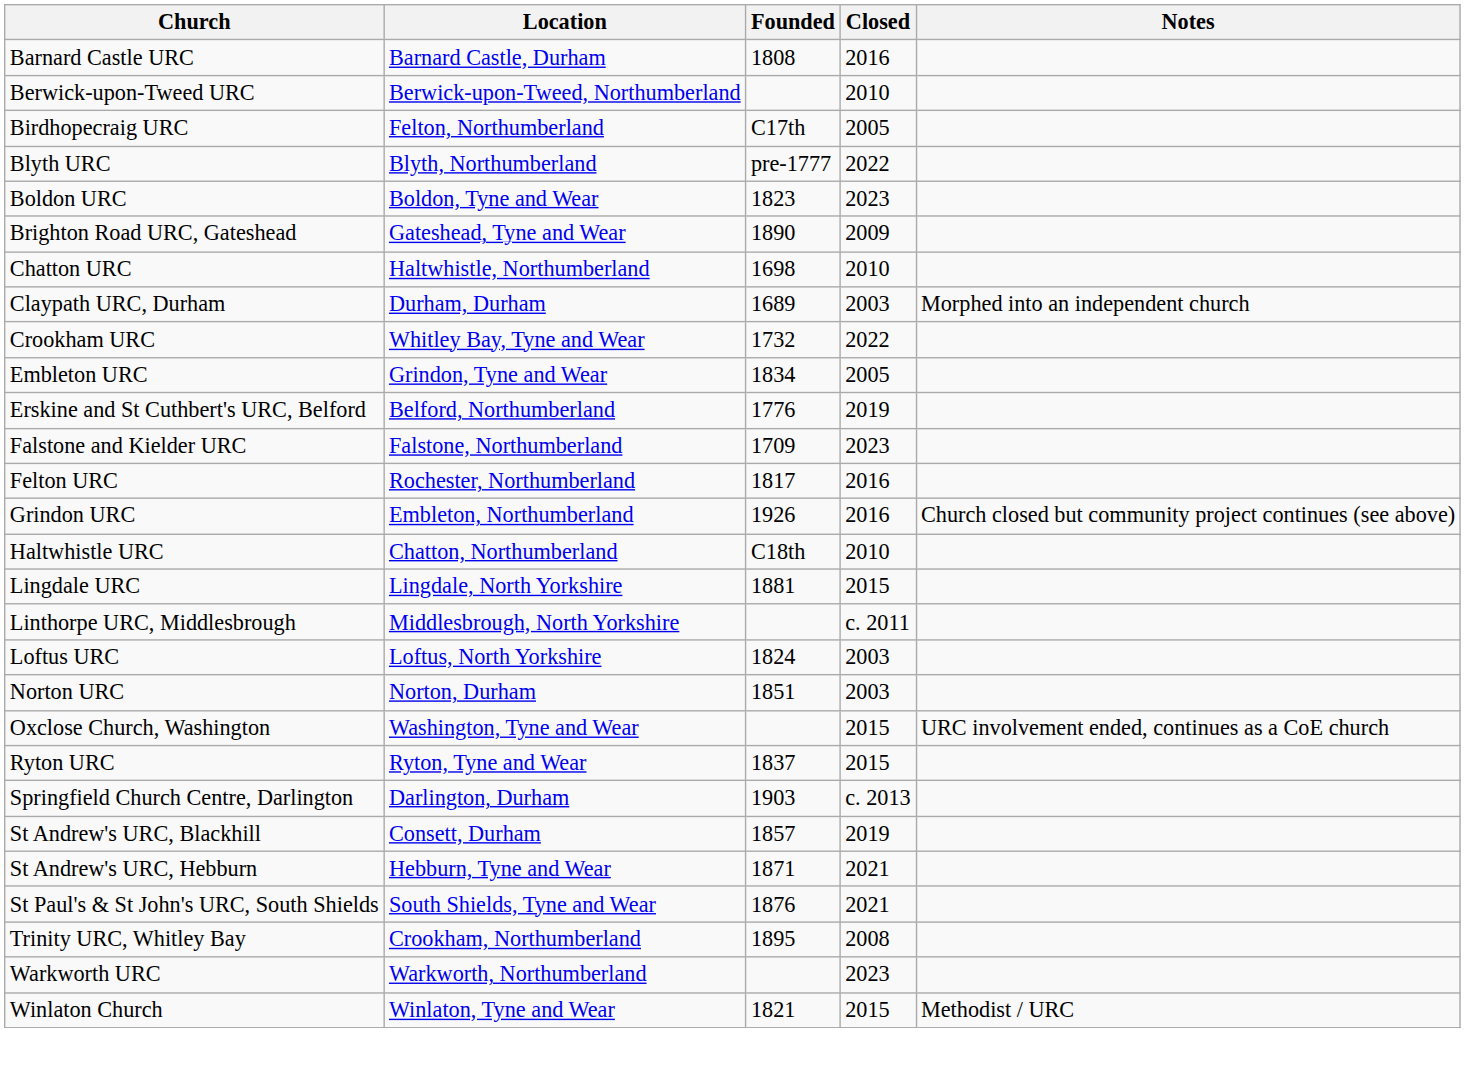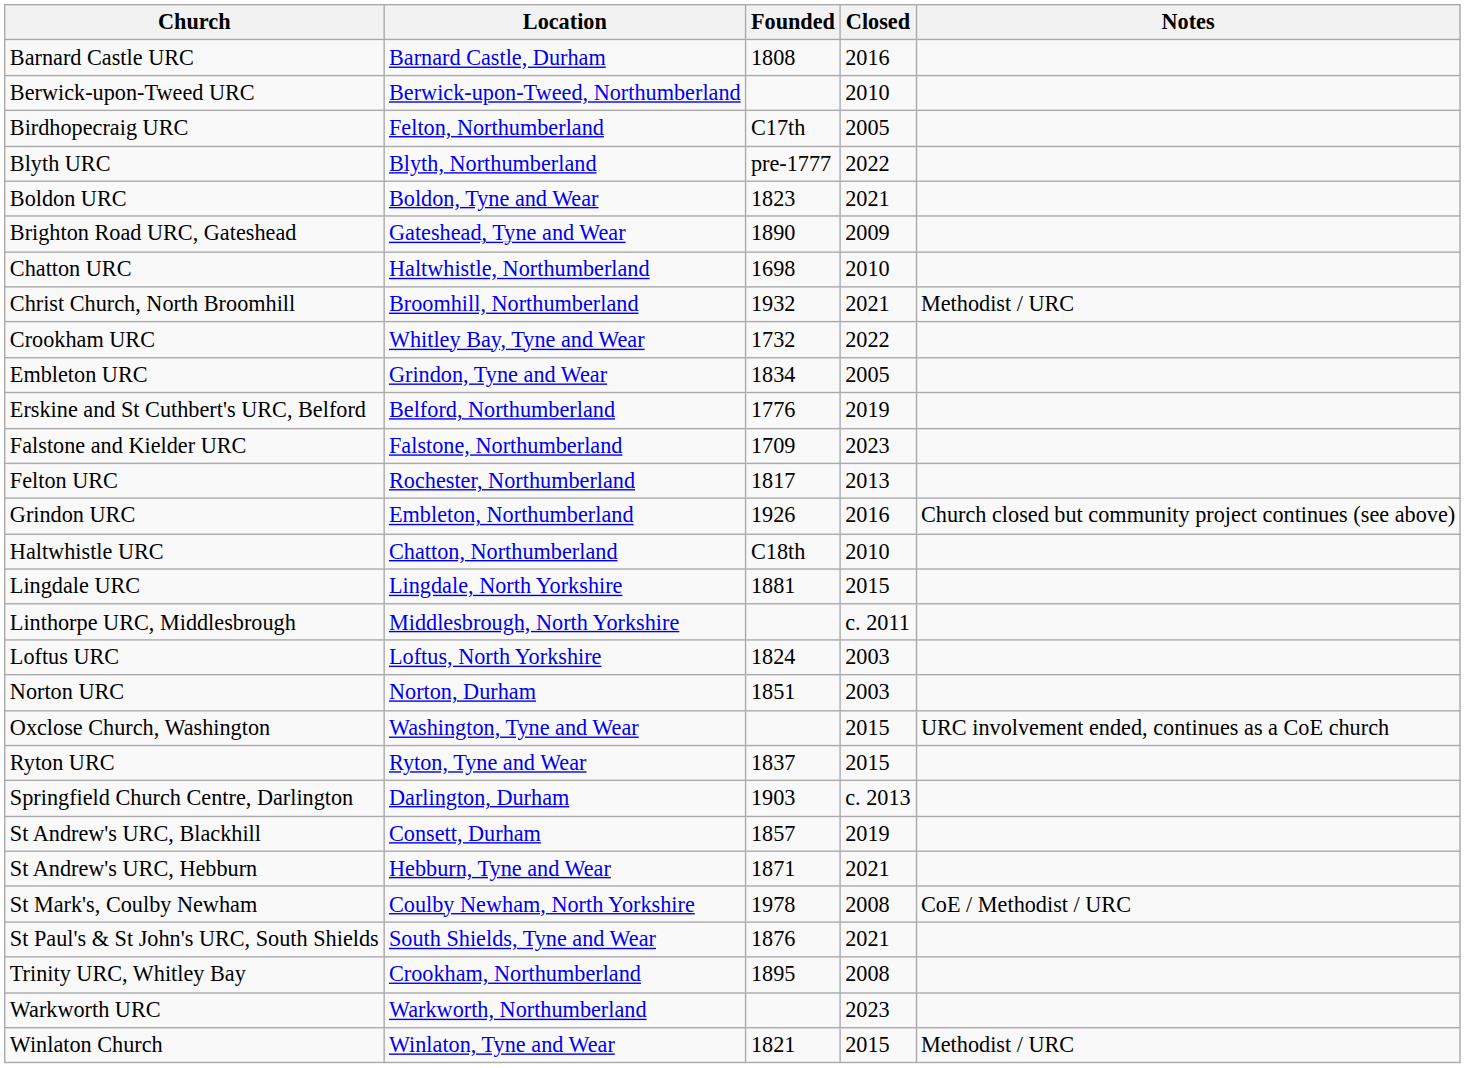(867, 198) 2023 -> (867, 198) 2021
+ row: (153, 304)
- row: (118, 304)
(867, 480) 2016 -> (867, 480) 2013
+ row: (134, 903)
